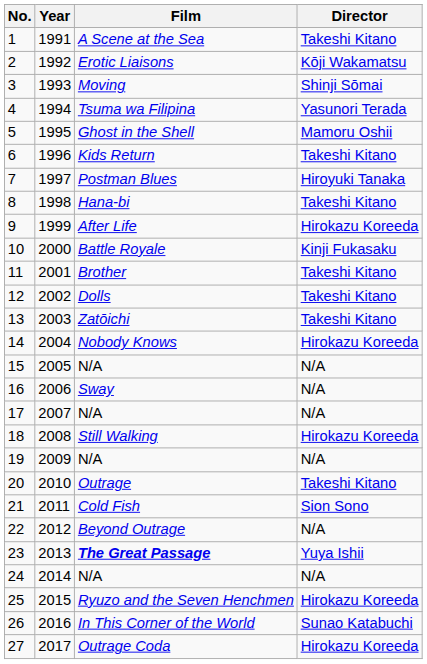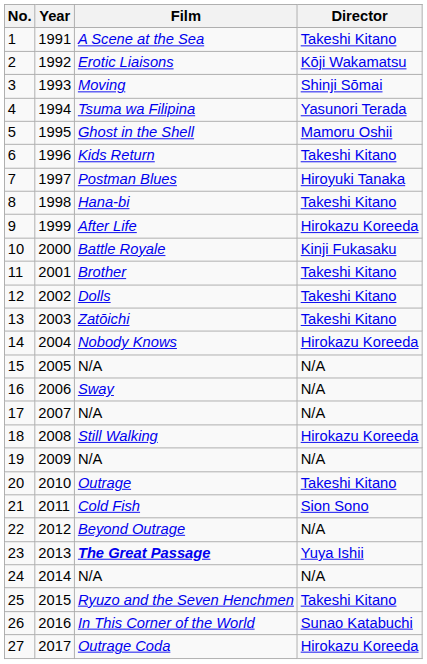(360, 599) Hirokazu Koreeda -> (349, 599) Takeshi Kitano
